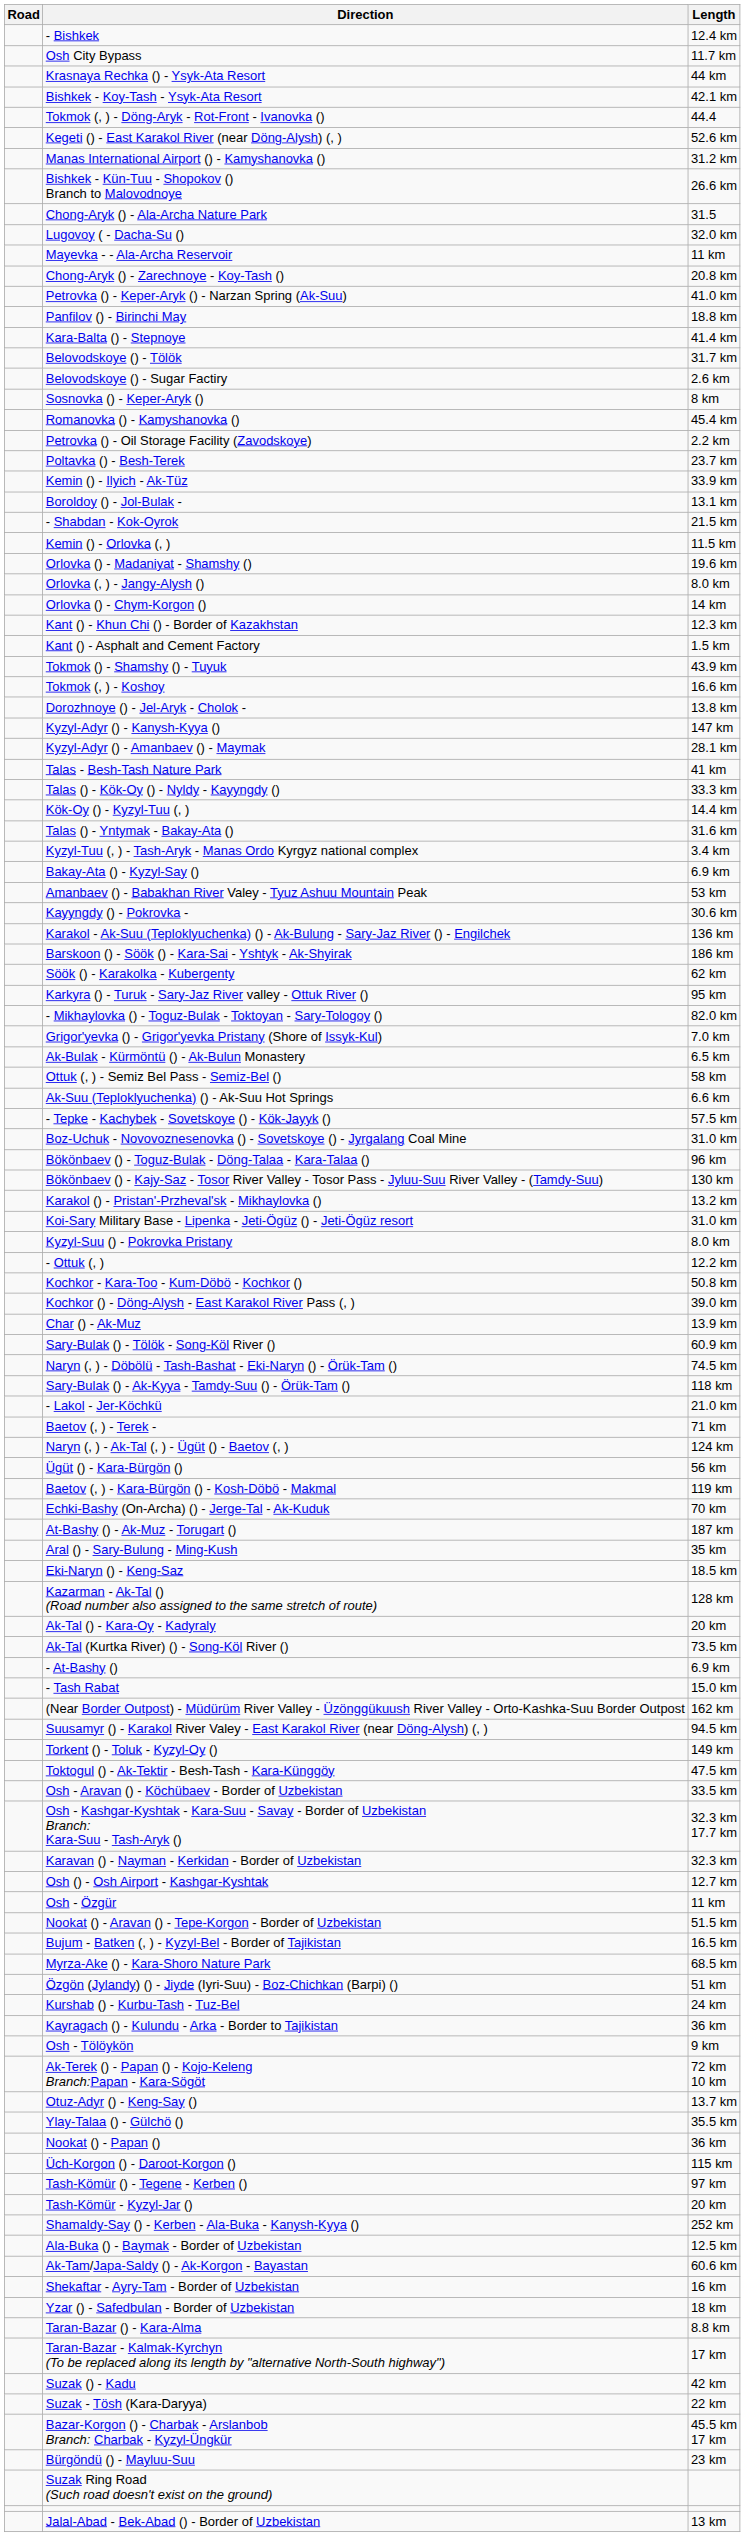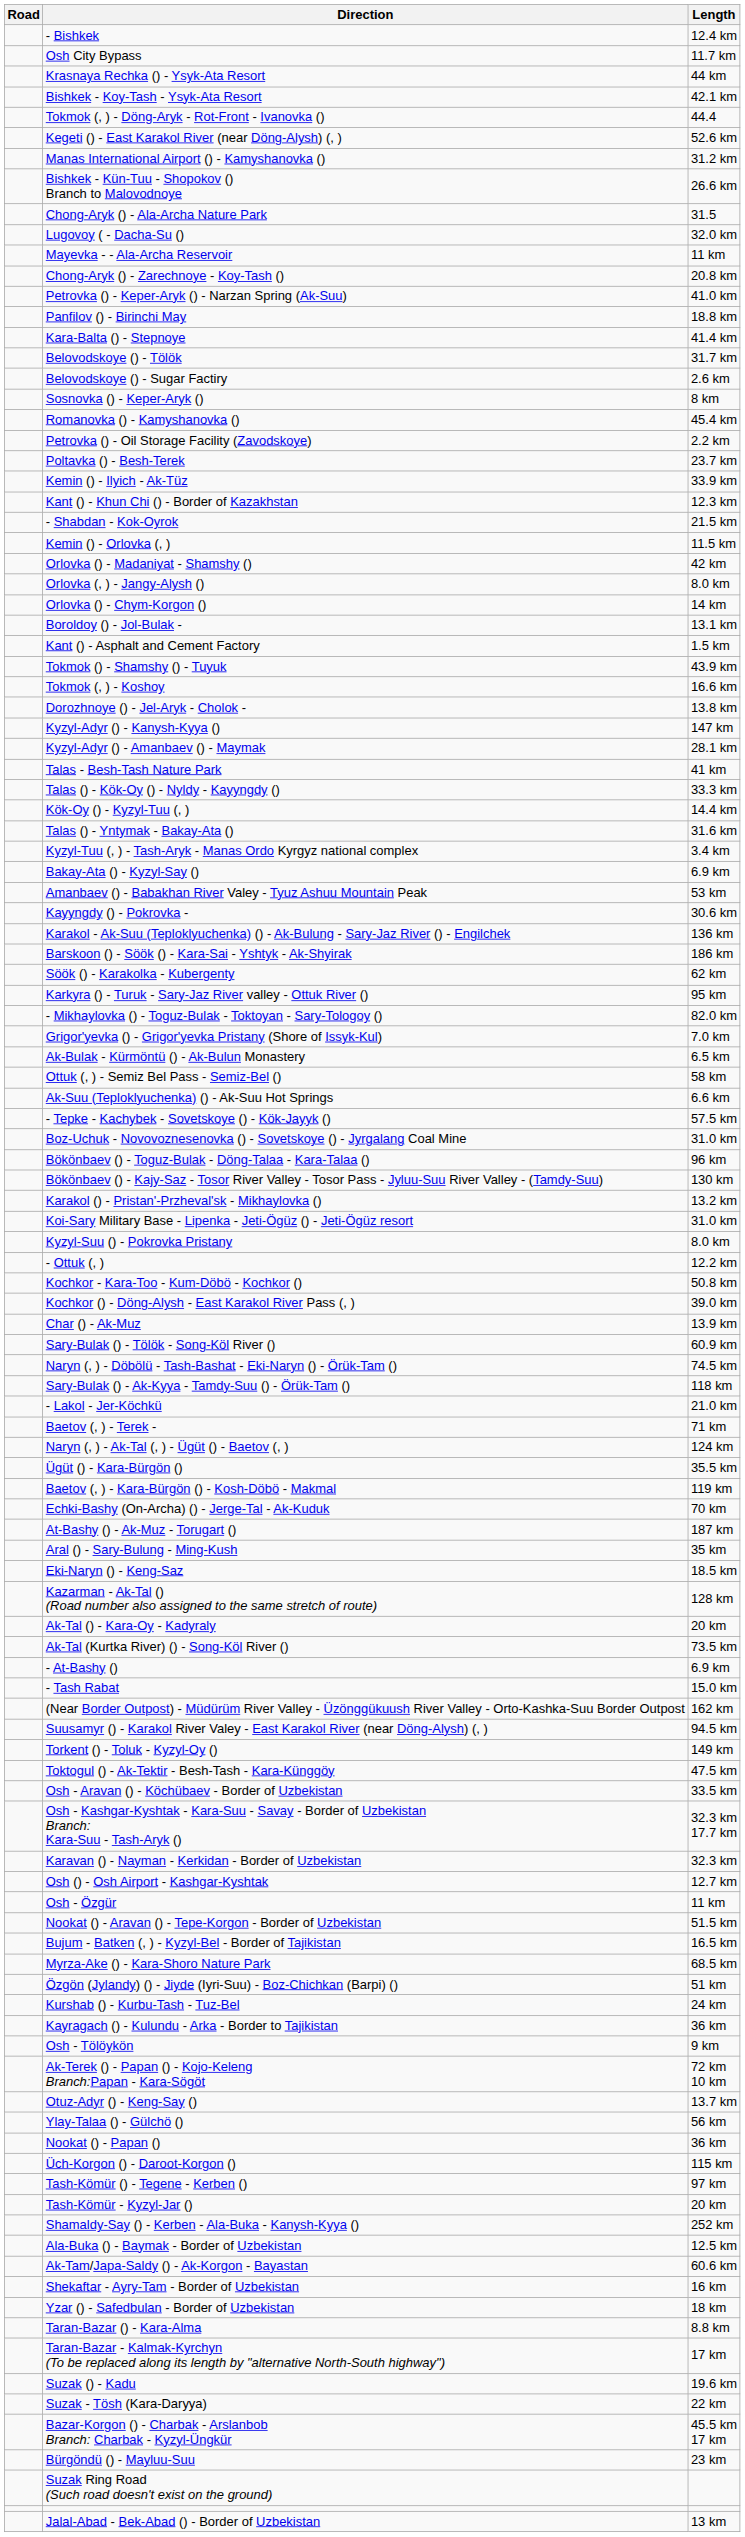rows swapped: (114, 502) <-> (172, 625)
(714, 563) 19.6 km -> (709, 563) 42 km
(709, 1468) 56 km -> (714, 1468) 35.5 km
(714, 2122) 35.5 km -> (709, 2122) 56 km
(709, 2383) 42 km -> (714, 2383) 19.6 km
